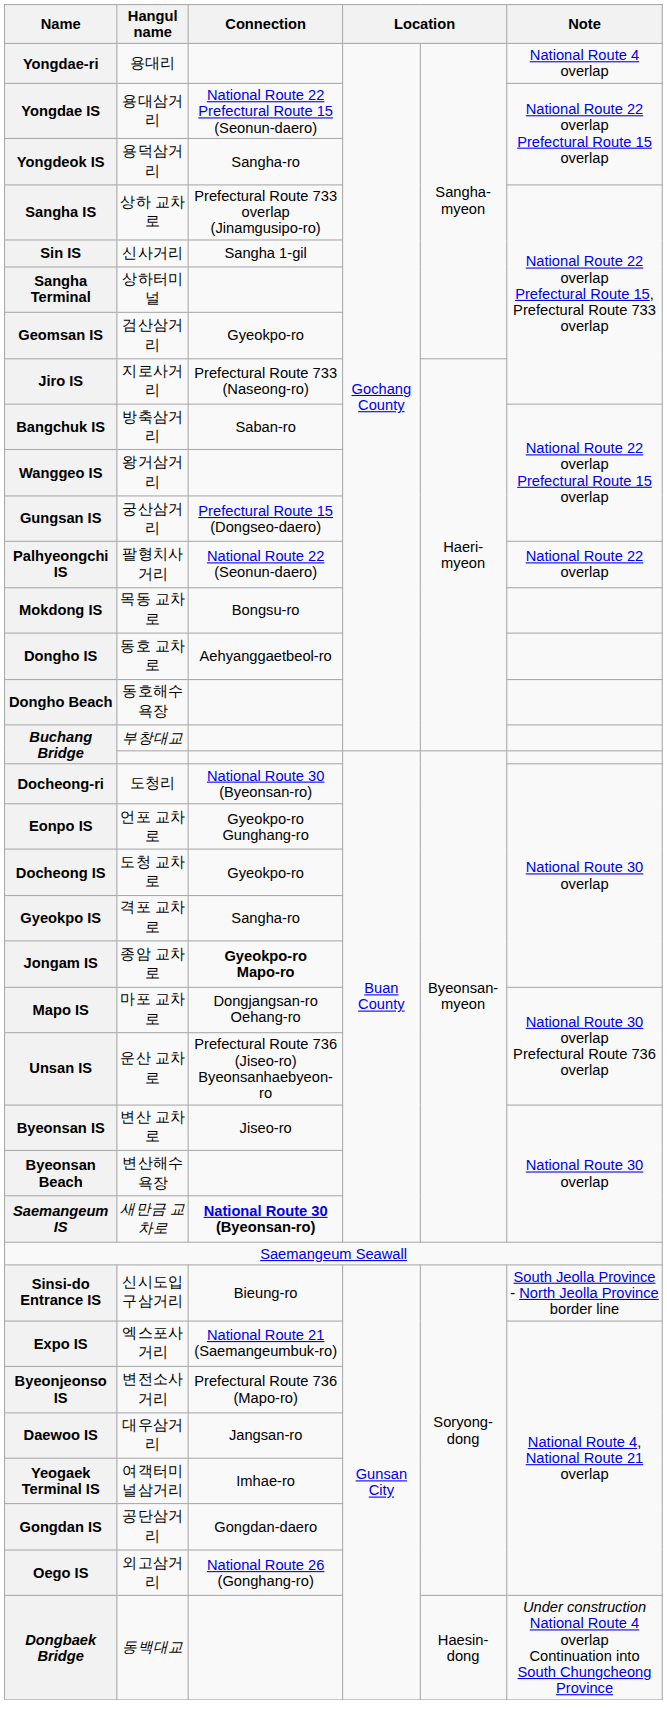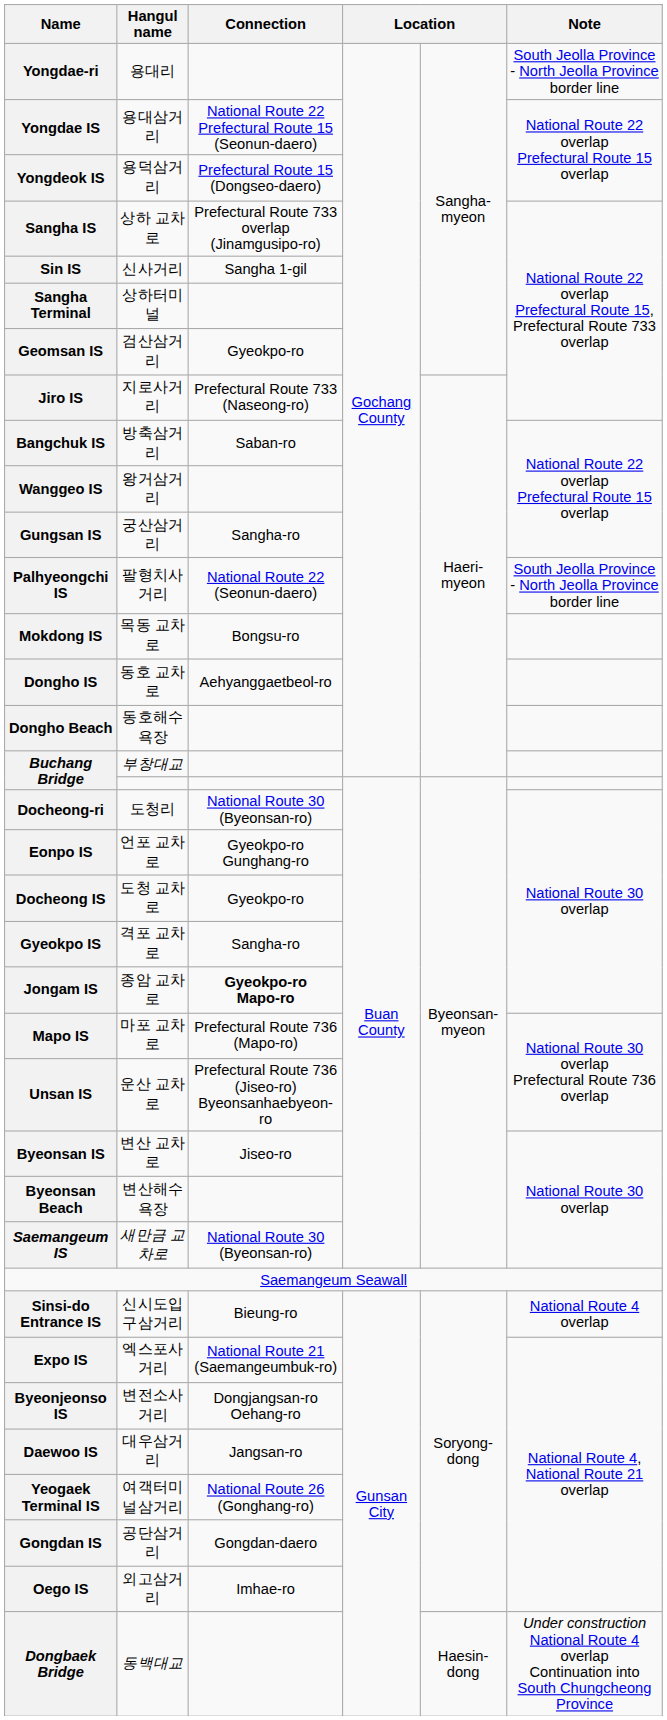(585, 63) National Route 4 overlap -> (585, 71) South Jeolla Province - North Jeolla Province border line
(266, 161) Sangha-ro -> (266, 178) Prefectural Route 15 (Dongseo-daero)
(266, 518) Prefectural Route 15 (Dongseo-daero) -> (266, 534) Sangha-ro
(585, 564) National Route 22 overlap -> (585, 585) South Jeolla Province - North Jeolla Province border line
(266, 1009) Dongjangsan-ro Oehang-ro -> (266, 1035) Prefectural Route 736 (Mapo-ro)
(266, 1219) bold -> (266, 1245) normal
(585, 1293) South Jeolla Province - North Jeolla Province border line -> (585, 1314) National Route 4 overlap
(266, 1389) Prefectural Route 736 (Mapo-ro) -> (266, 1405) Dongjangsan-ro Oehang-ro
(266, 1481) Imhae-ro -> (266, 1497) National Route 26 (Gonghang-ro)
(266, 1572) National Route 26 (Gonghang-ro) -> (266, 1589) Imhae-ro
